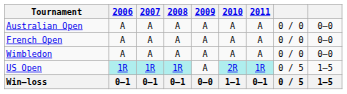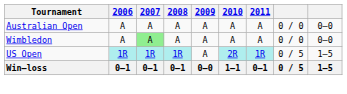- row: (34, 39)
(150, 53) no background -> (150, 39) lightgreen background
